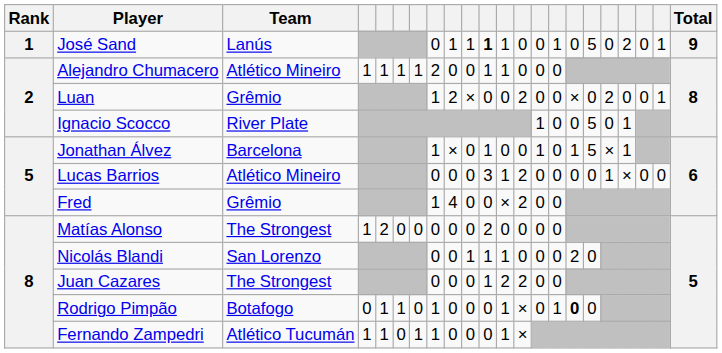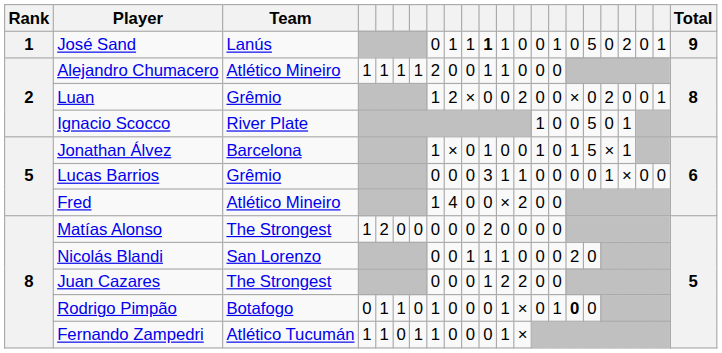(284, 177) Atlético Mineiro -> (254, 177) Grêmio
(523, 177) 2 -> (523, 177) 1
(254, 203) Grêmio -> (284, 203) Atlético Mineiro
